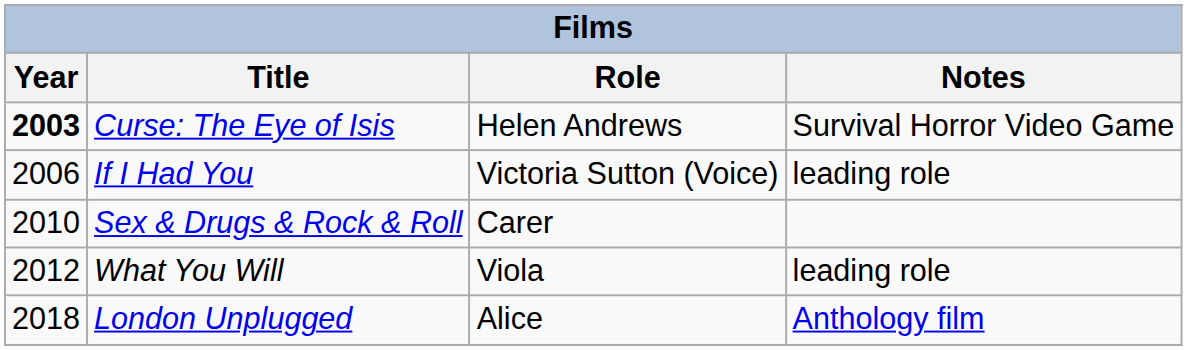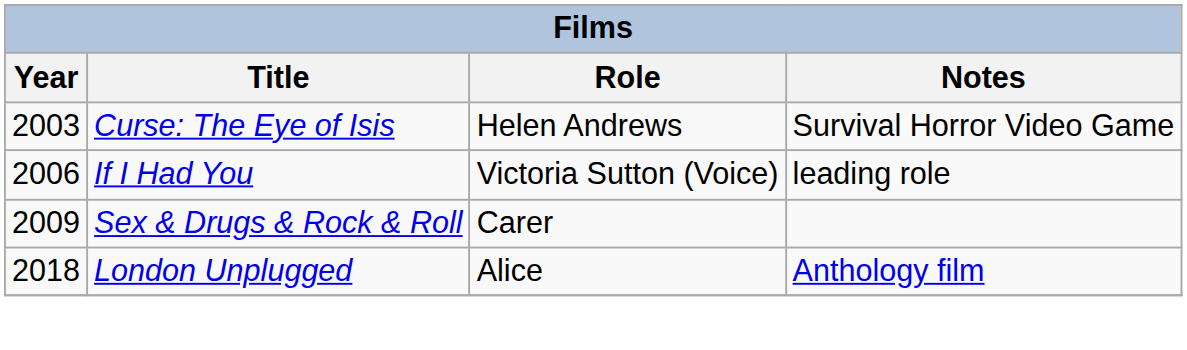(46, 125) bold -> (46, 125) normal
(46, 222) 2010 -> (46, 222) 2009
- row: (189, 271)
